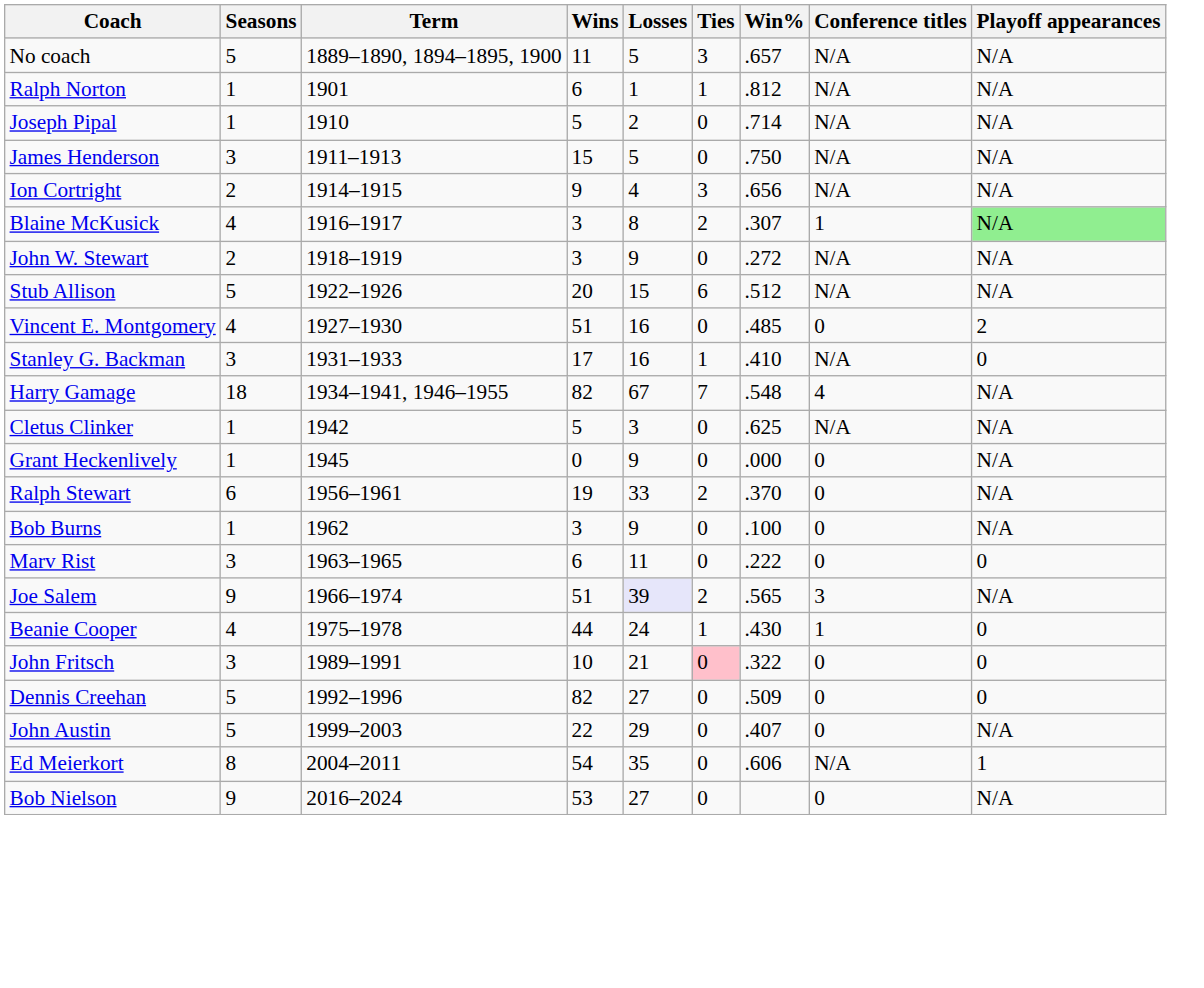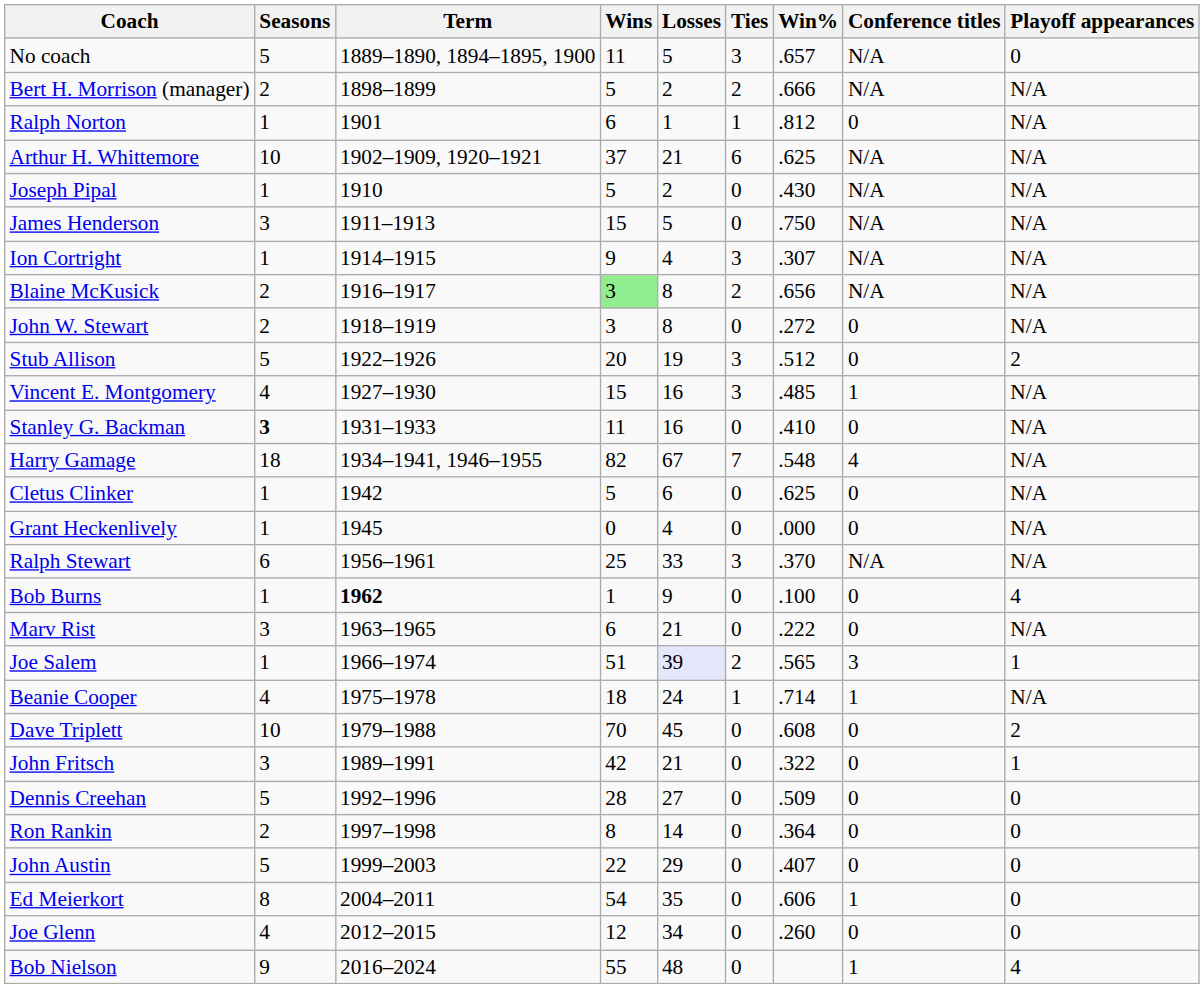(995, 55) N/A -> (1016, 55) 0
+ row: (130, 88)
(832, 88) N/A -> (853, 122) 0
+ row: (104, 156)
(763, 122) .714 -> (797, 190) .430
(231, 190) 2 -> (265, 257) 1
(763, 190) .656 -> (797, 257) .307
(231, 223) 4 -> (265, 291) 2
(577, 223) no background -> (611, 291) lightgreen background
(763, 223) .307 -> (797, 291) .656
(819, 223) 1 -> (866, 291) N/A
(995, 223) lightgreen background -> (1029, 291) no background
(634, 257) 9 -> (667, 325) 8
(832, 257) N/A -> (853, 325) 0
(639, 291) 15 -> (673, 358) 19
(702, 291) 6 -> (736, 358) 3
(832, 291) N/A -> (853, 358) 0
(995, 291) N/A -> (1016, 358) 2
(582, 325) 51 -> (616, 392) 15
(702, 325) 0 -> (736, 392) 3
(819, 325) 0 -> (853, 392) 1
(982, 325) 2 -> (1029, 392) N/A
(231, 358) normal -> (265, 426) bold
(582, 358) 17 -> (615, 426) 11
(702, 358) 1 -> (736, 426) 0
(832, 358) N/A -> (853, 426) 0
(982, 358) 0 -> (1029, 426) N/A
(634, 426) 3 -> (667, 493) 6
(832, 426) N/A -> (853, 493) 0
(634, 460) 9 -> (667, 527) 4
(582, 493) 19 -> (616, 561) 25
(702, 493) 2 -> (736, 561) 3
(819, 493) 0 -> (866, 561) N/A
(328, 527) normal -> (361, 595) bold
(577, 527) 3 -> (611, 595) 1
(995, 527) N/A -> (1016, 595) 4
(638, 561) 11 -> (673, 628) 21
(982, 561) 0 -> (1029, 628) N/A
(231, 595) 9 -> (265, 662) 1
(995, 595) N/A -> (1016, 662) 1
(582, 628) 44 -> (616, 696) 18
(763, 628) .430 -> (797, 696) .714
(982, 628) 0 -> (1029, 696) N/A
+ row: (66, 730)
(582, 662) 10 -> (616, 763) 42
(702, 662) pink background -> (736, 763) no background
(982, 662) 0 -> (1016, 763) 1
(582, 696) 82 -> (616, 797) 28
+ row: (61, 831)
(995, 730) N/A -> (1016, 865) 0
(832, 763) N/A -> (853, 898) 1
(982, 763) 1 -> (1016, 898) 0
+ row: (52, 932)
(582, 797) 53 -> (616, 966) 55
(639, 797) 27 -> (673, 966) 48
(819, 797) 0 -> (853, 966) 1
(995, 797) N/A -> (1016, 966) 4
